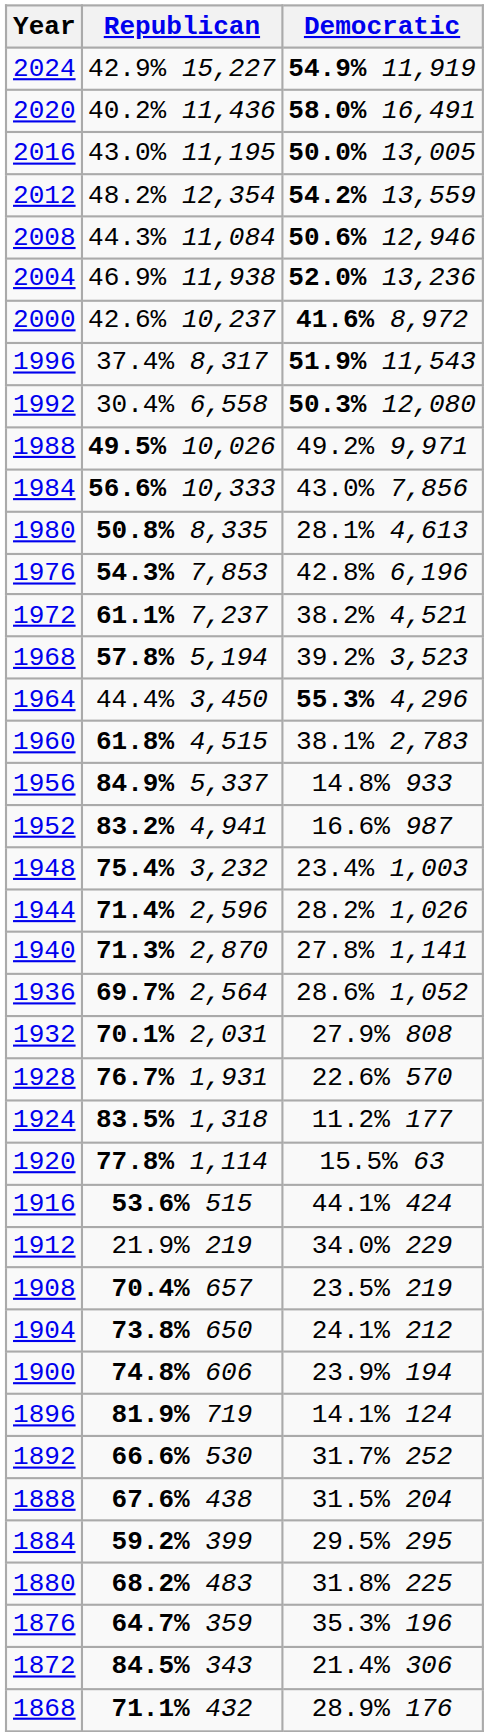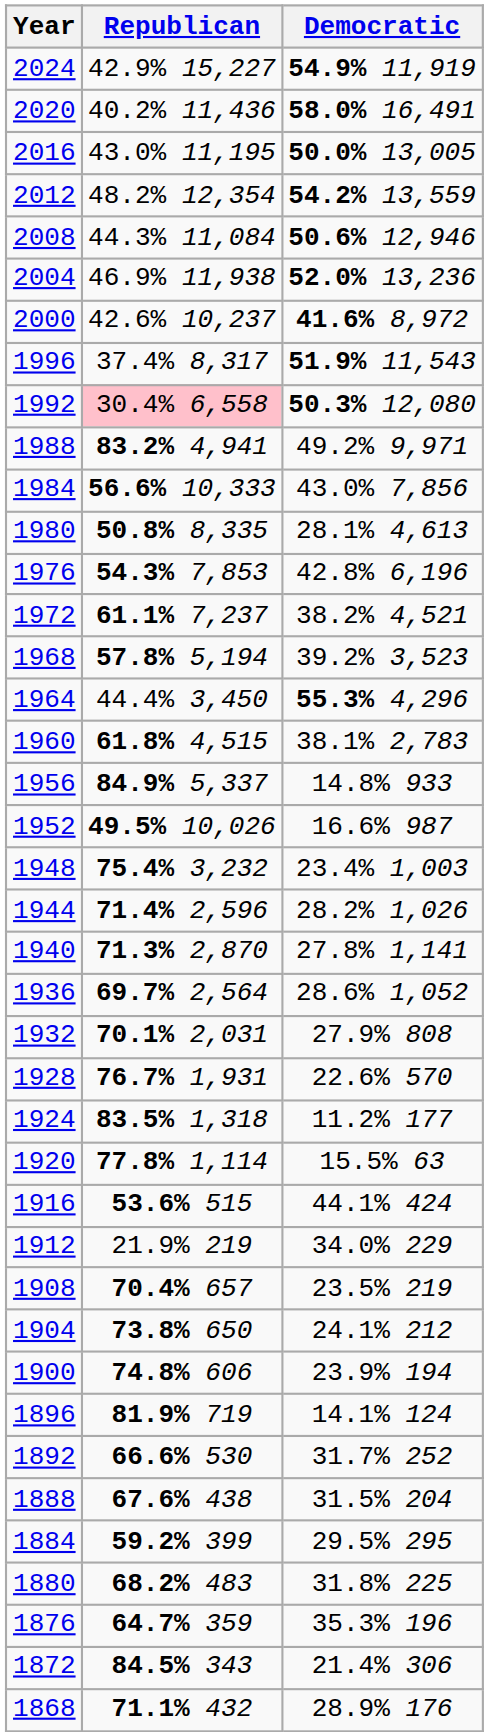(182, 406) no background -> (182, 406) pink background
(182, 448) 49.5% 10,026 -> (182, 448) 83.2% 4,941
(182, 826) 83.2% 4,941 -> (182, 826) 49.5% 10,026
